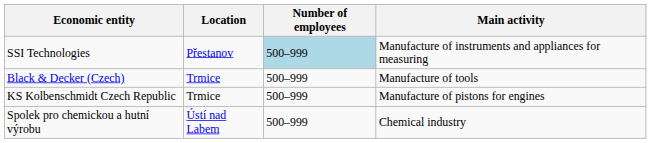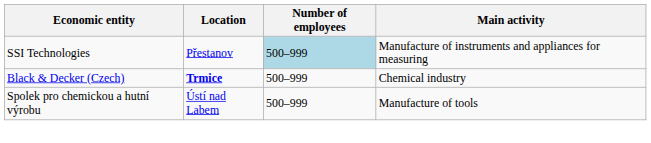(203, 78) normal -> (204, 78) bold
(429, 78) Manufacture of tools -> (422, 78) Chemical industry
- row: (91, 96)
(422, 122) Chemical industry -> (428, 103) Manufacture of tools
